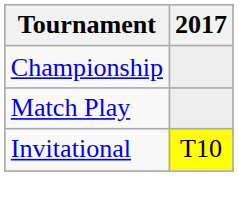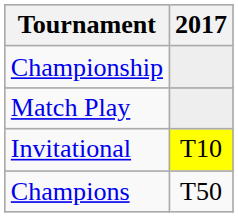+ row: (70, 190)
